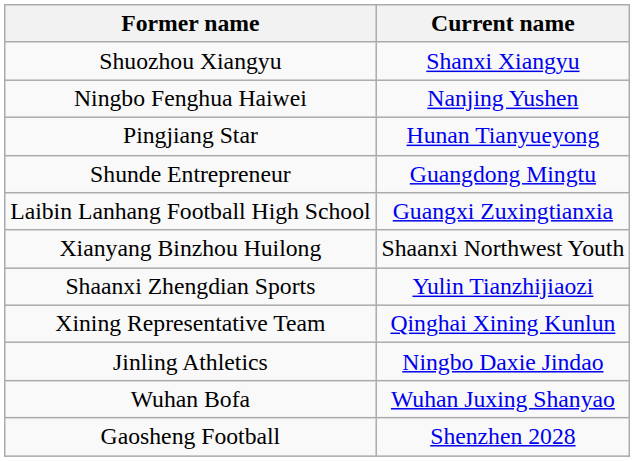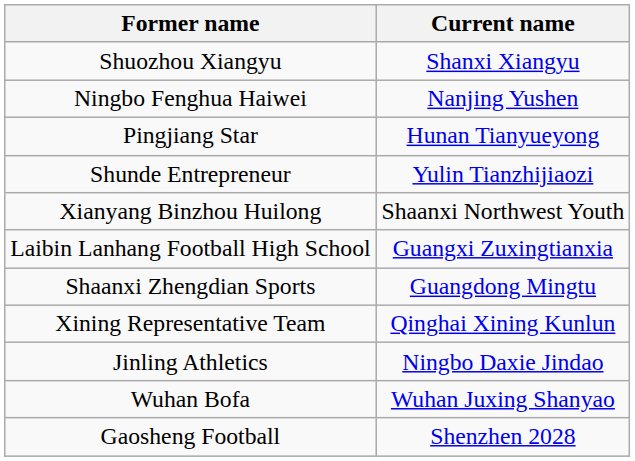(503, 173) Guangdong Mingtu -> (503, 173) Yulin Tianzhijiaozi
rows swapped: (190, 211) <-> (190, 248)
(503, 286) Yulin Tianzhijiaozi -> (503, 286) Guangdong Mingtu
